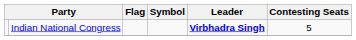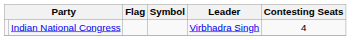(227, 27) bold -> (224, 27) normal
(309, 27) 5 -> (304, 27) 4
